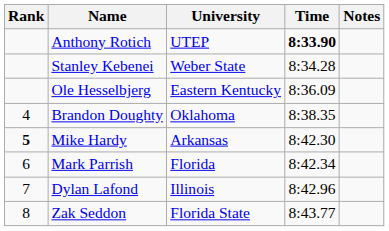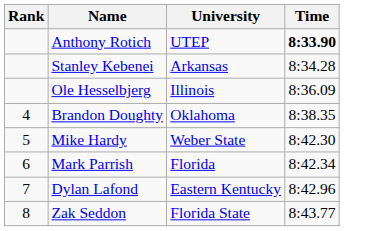- column: (362, 16)
(208, 66) Weber State -> (199, 66) Arkansas
(226, 90) Eastern Kentucky -> (192, 90) Illinois
(26, 139) bold -> (26, 139) normal
(199, 139) Arkansas -> (208, 139) Weber State
(192, 189) Illinois -> (226, 189) Eastern Kentucky
